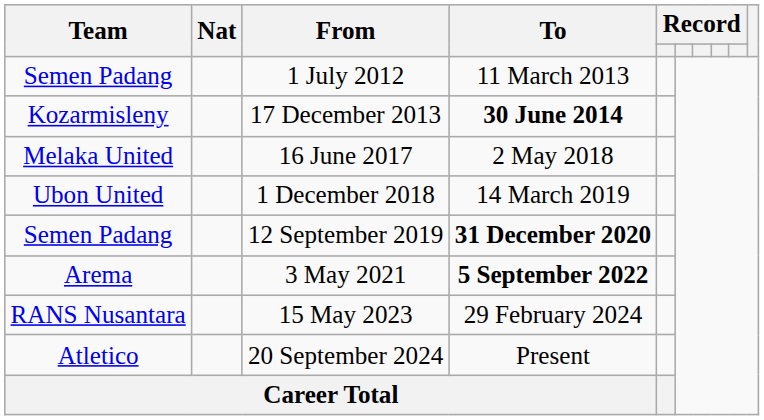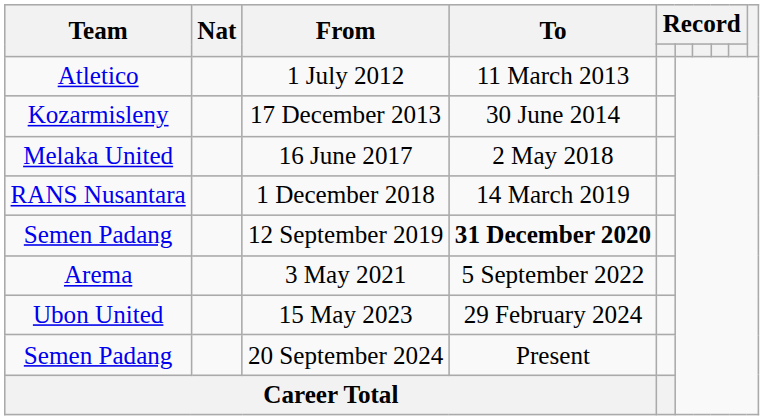(98, 75) Semen Padang -> (98, 75) Atletico
(553, 115) bold -> (553, 115) normal
(98, 195) Ubon United -> (98, 195) RANS Nusantara
(553, 275) bold -> (553, 275) normal
(98, 314) RANS Nusantara -> (98, 314) Ubon United
(98, 354) Atletico -> (98, 354) Semen Padang
